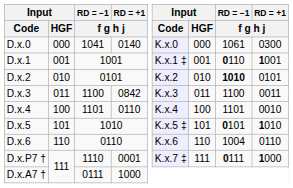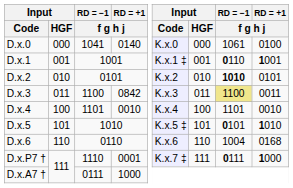(270, 45) 0300 -> (270, 45) 0100
(234, 93) no background -> (234, 93) khaki background
(129, 110) 0110 -> (129, 110) 0010
(270, 142) 0110 -> (270, 142) 0168
